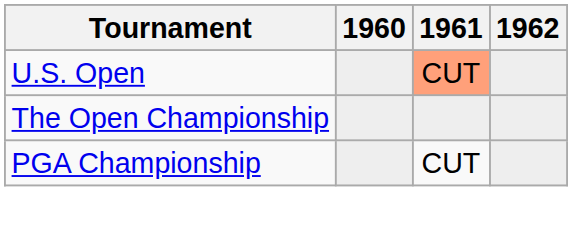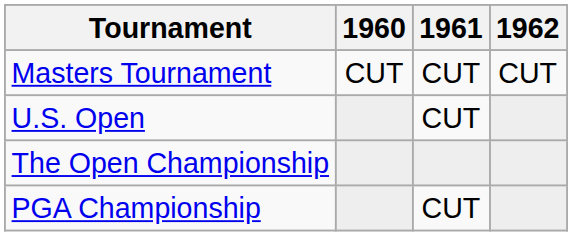+ row: (141, 73)
(451, 73) lightsalmon background -> (451, 118) no background
